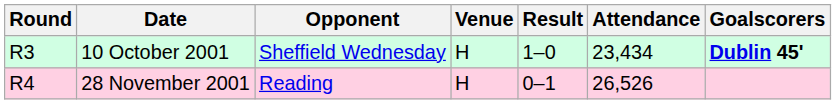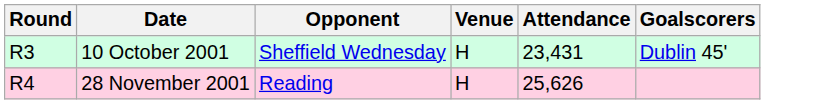- column: (553, 20)
(623, 51) 23,434 -> (553, 51) 23,431
(757, 51) bold -> (684, 51) normal
(623, 83) 26,526 -> (553, 83) 25,626
